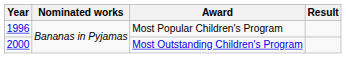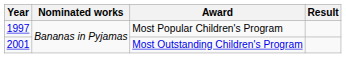(18, 28) 1996 -> (18, 28) 1997
(18, 45) 2000 -> (18, 45) 2001
